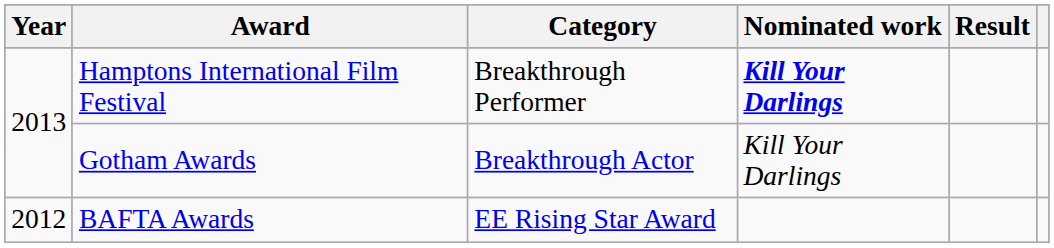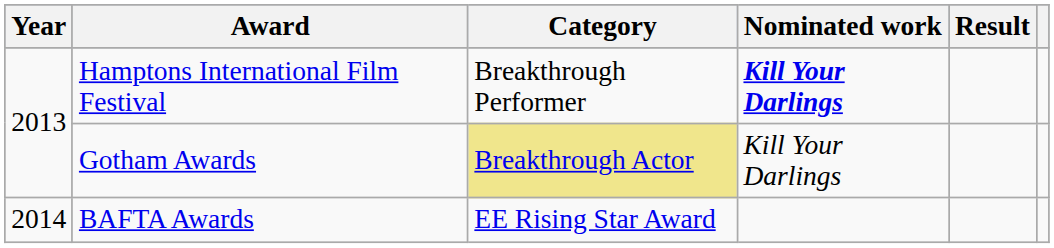(584, 160) no background -> (584, 160) khaki background
(39, 219) 2012 -> (39, 219) 2014
